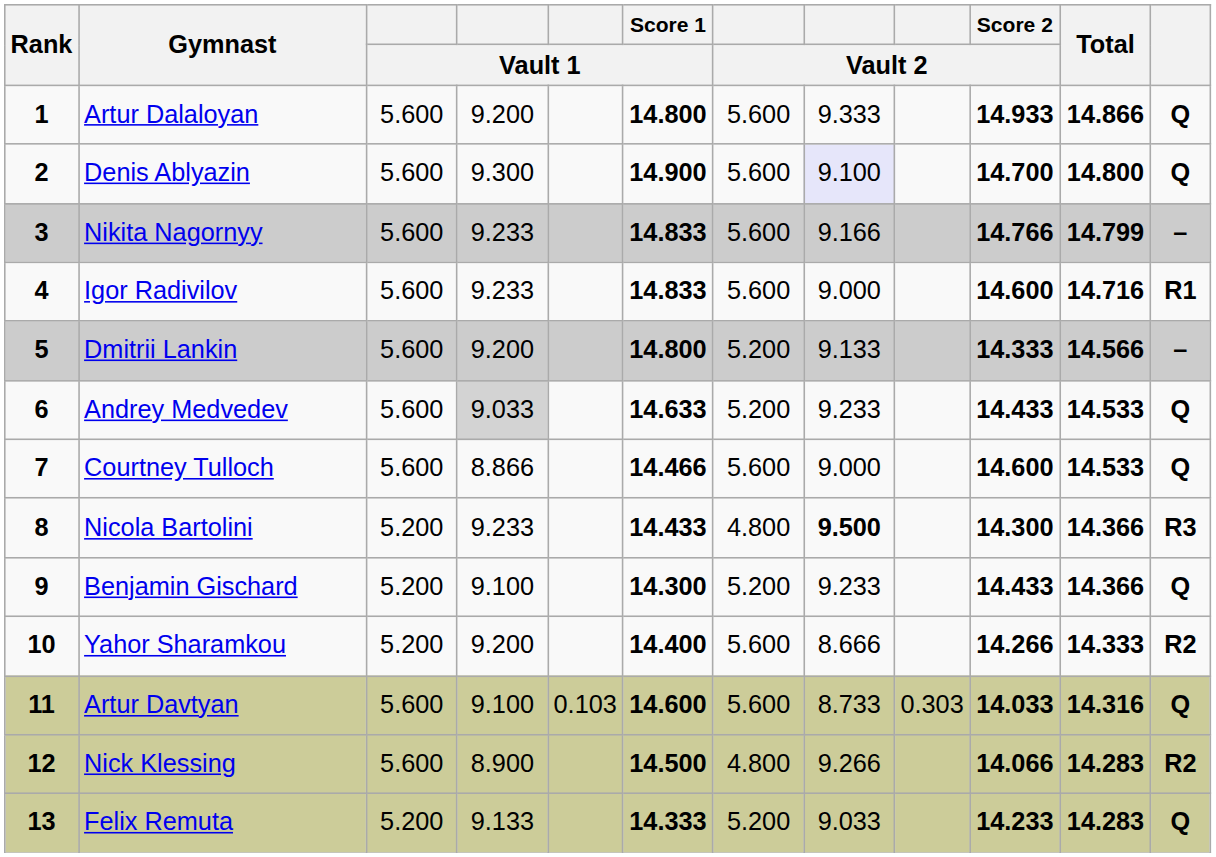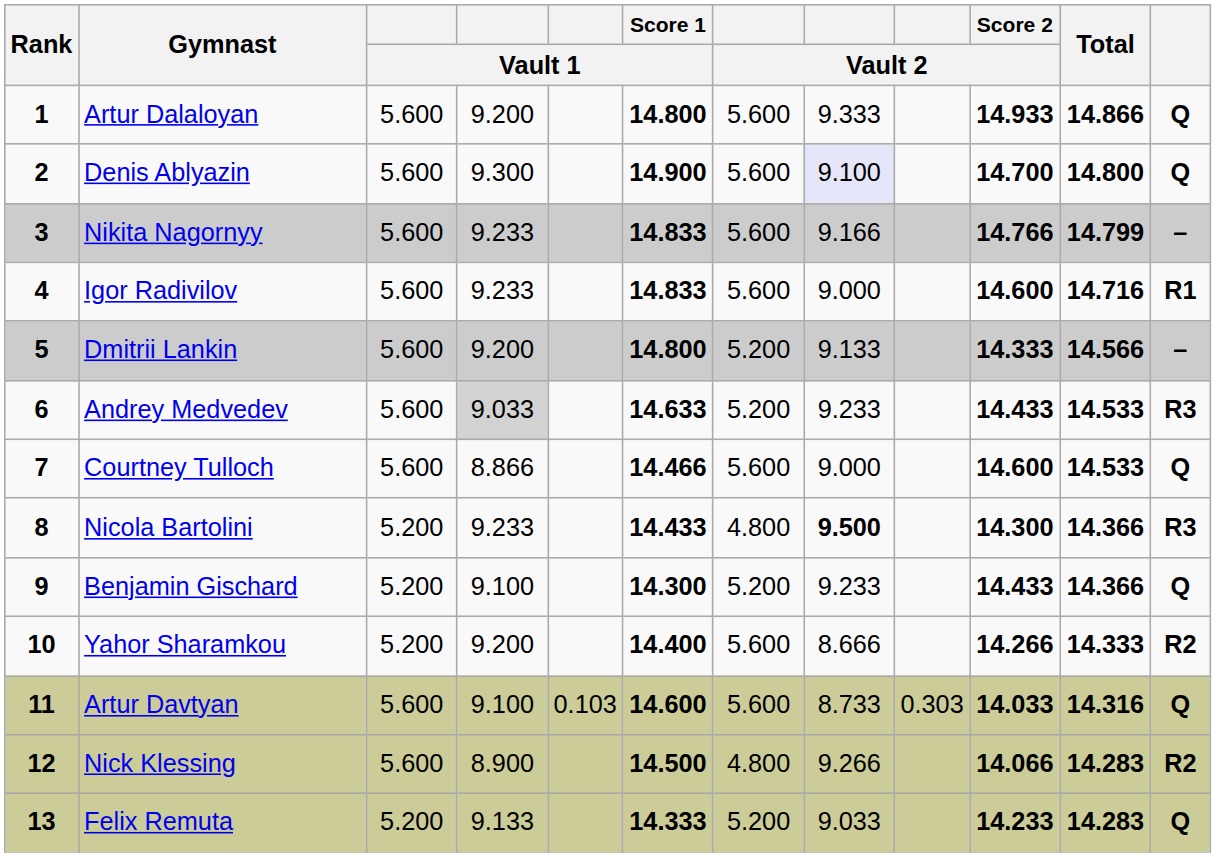(1180, 409) Q -> (1180, 409) R3
